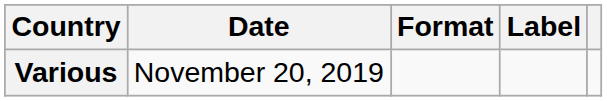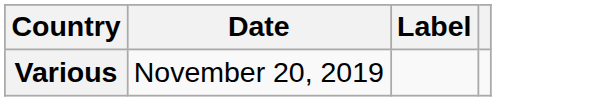- column: (445, 27)
